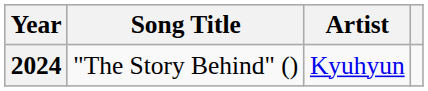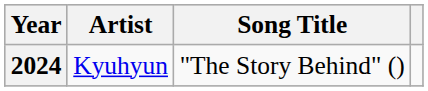columns swapped: (186, 24) <-> (357, 24)
